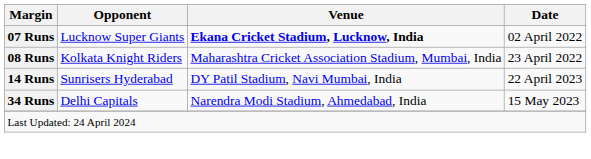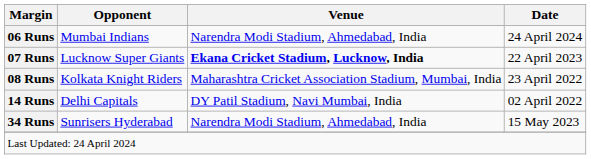+ row: (31, 36)
(545, 36) 02 April 2022 -> (545, 57) 22 April 2023
(117, 79) Sunrisers Hyderabad -> (99, 100) Delhi Capitals
(545, 79) 22 April 2023 -> (545, 100) 02 April 2022
(99, 100) Delhi Capitals -> (117, 121) Sunrisers Hyderabad
